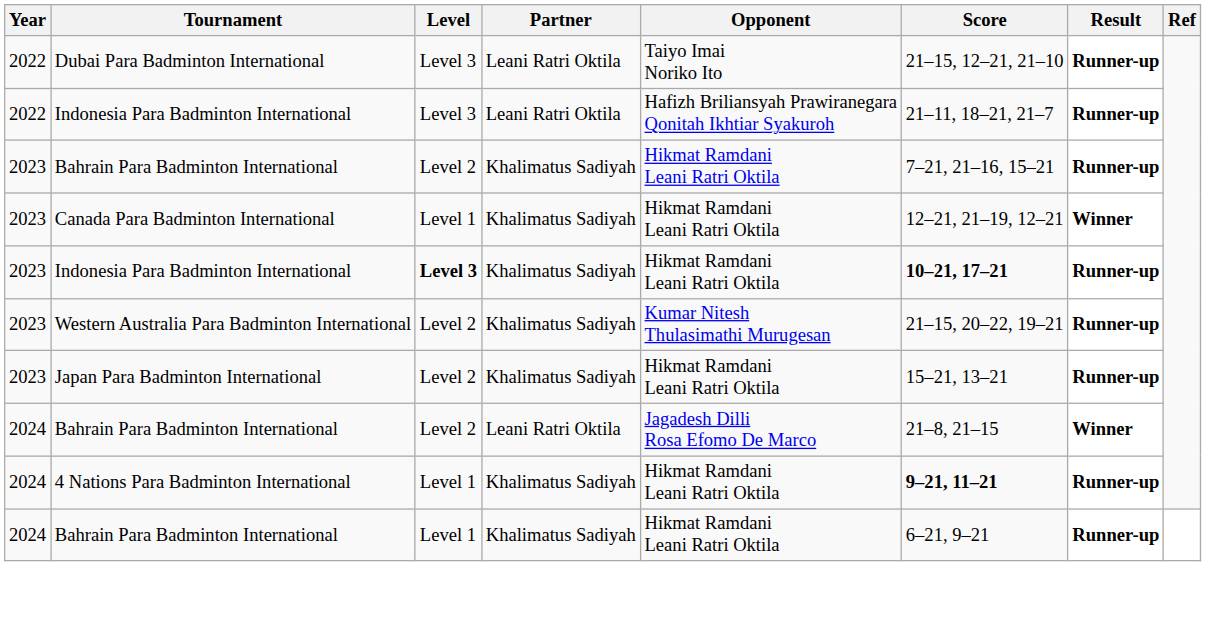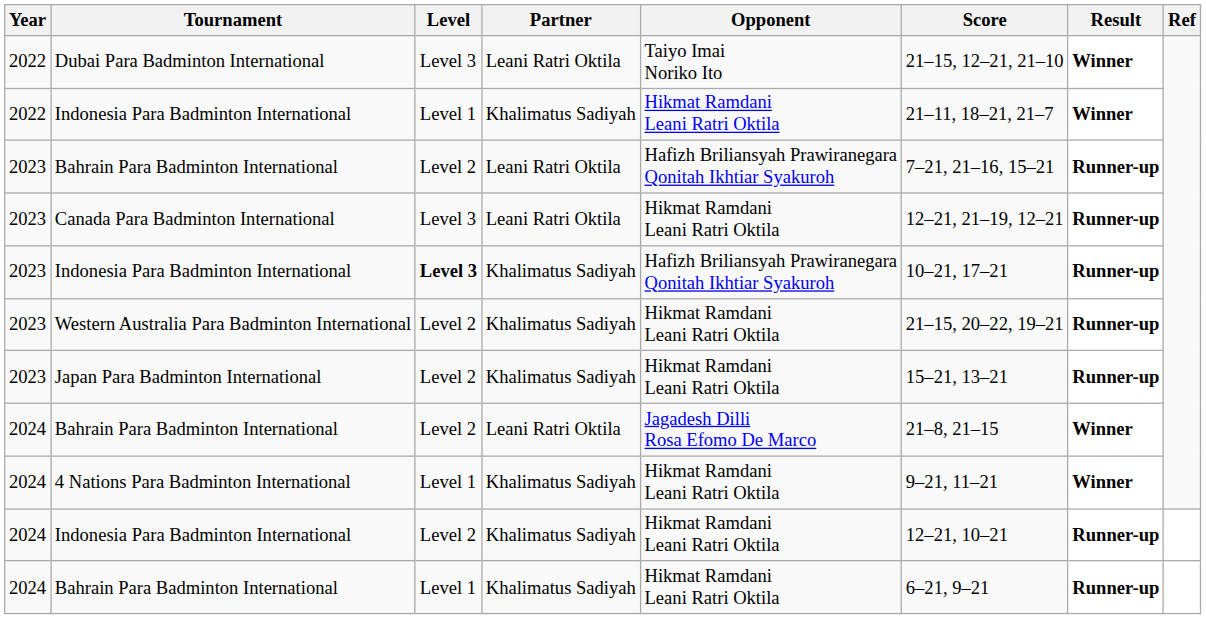(1116, 61) Runner-up -> (1103, 61) Winner
(448, 114) Level 3 -> (448, 114) Level 1
(553, 114) Leani Ratri Oktila -> (561, 114) Khalimatus Sadiyah
(771, 114) Hafizh Briliansyah Prawiranegara Qonitah Ikhtiar Syakuroh -> (712, 114) Hikmat Ramdani Leani Ratri Oktila
(1116, 114) Runner-up -> (1103, 114) Winner
(561, 166) Khalimatus Sadiyah -> (553, 166) Leani Ratri Oktila
(712, 166) Hikmat Ramdani Leani Ratri Oktila -> (771, 166) Hafizh Briliansyah Prawiranegara Qonitah Ikhtiar Syakuroh
(448, 219) Level 1 -> (448, 219) Level 3
(561, 219) Khalimatus Sadiyah -> (553, 219) Leani Ratri Oktila
(1103, 219) Winner -> (1116, 219) Runner-up
(712, 272) Hikmat Ramdani Leani Ratri Oktila -> (771, 272) Hafizh Briliansyah Prawiranegara Qonitah Ikhtiar Syakuroh
(957, 272) bold -> (957, 272) normal
(738, 324) Kumar Nitesh Thulasimathi Murugesan -> (712, 324) Hikmat Ramdani Leani Ratri Oktila
(952, 482) bold -> (952, 482) normal
(1116, 482) Runner-up -> (1103, 482) Winner
+ row: (28, 534)
